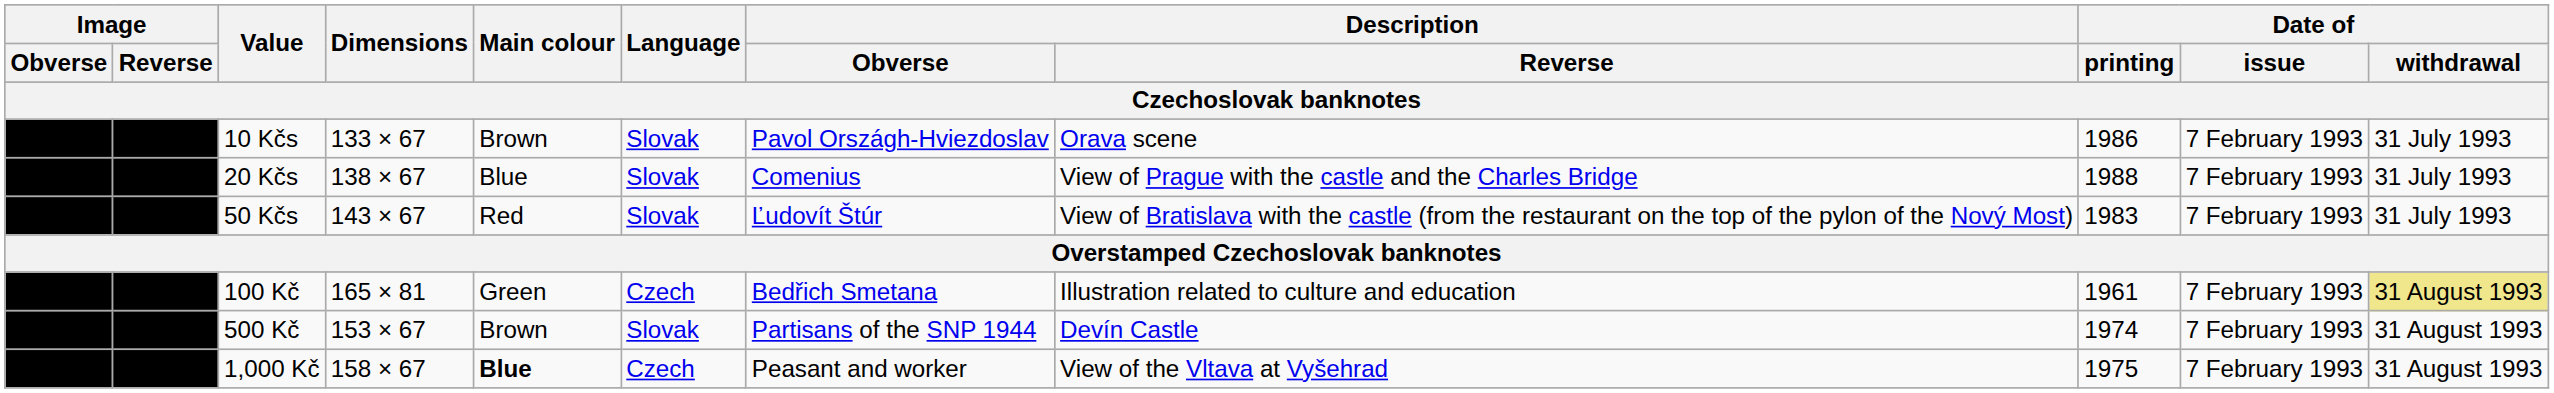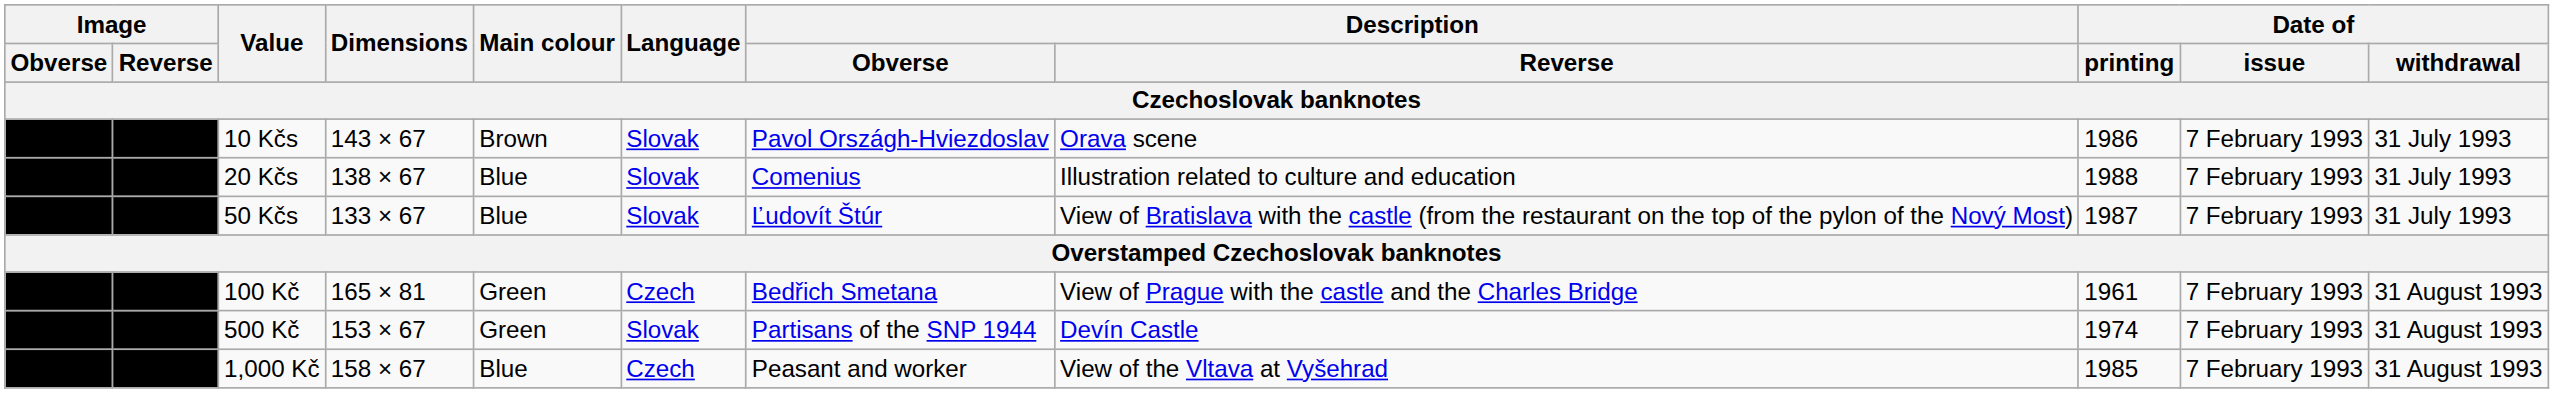(378, 139) 133 × 67 -> (378, 139) 143 × 67
(1349, 177) View of Prague with the castle and the Charles Bridge -> (1288, 177) Illustration related to culture and education
(378, 215) 143 × 67 -> (378, 215) 133 × 67
(501, 215) Red -> (503, 215) Blue
(2111, 215) 1983 -> (2111, 215) 1987
(1288, 292) Illustration related to culture and education -> (1349, 292) View of Prague with the castle and the Charles Bridge
(2458, 292) khaki background -> (2458, 292) no background
(514, 330) Brown -> (513, 330) Green
(505, 368) bold -> (503, 368) normal
(2111, 368) 1975 -> (2111, 368) 1985
